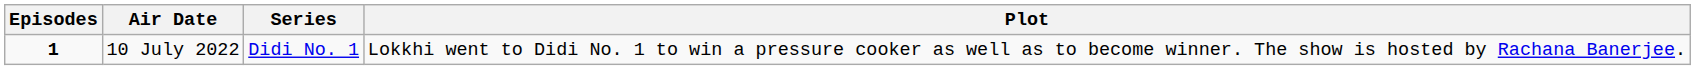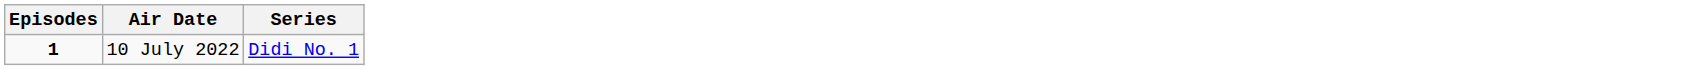- column: (1027, 20)
